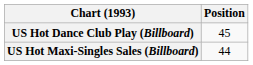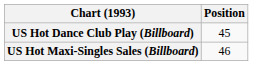(224, 51) 44 -> (224, 51) 46
